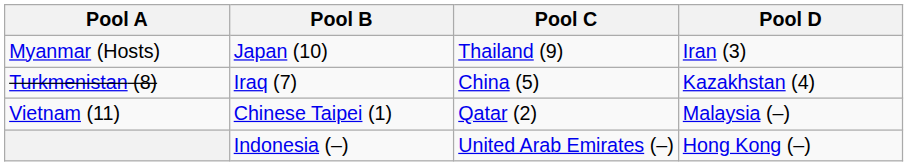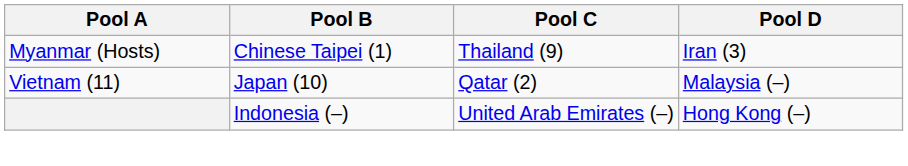(281, 51) Japan (10) -> (313, 51) Chinese Taipei (1)
- row: (83, 82)
(313, 113) Chinese Taipei (1) -> (281, 82) Japan (10)
